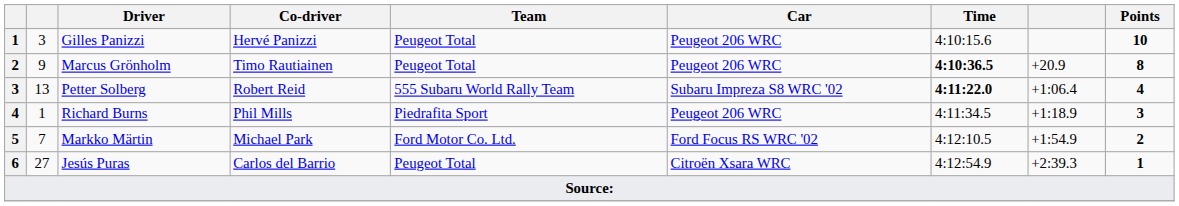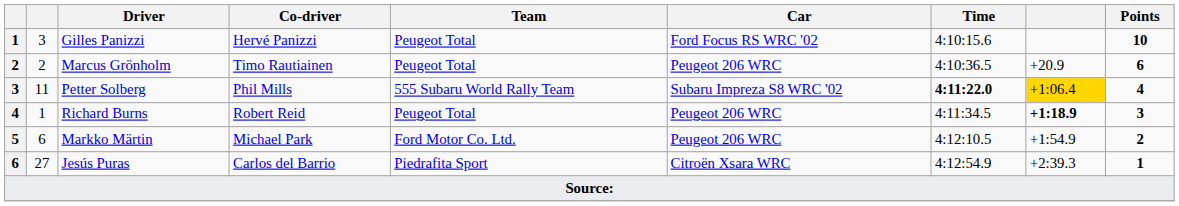(726, 40) Peugeot 206 WRC -> (744, 40) Ford Focus RS WRC '02
(42, 65) 9 -> (42, 65) 2
(964, 65) bold -> (963, 65) normal
(1140, 65) 8 -> (1140, 65) 6
(42, 89) 13 -> (42, 89) 11
(269, 89) Robert Reid -> (263, 89) Phil Mills
(1054, 89) no background -> (1053, 89) gold background
(263, 114) Phil Mills -> (269, 114) Robert Reid
(441, 114) Piedrafita Sport -> (435, 114) Peugeot Total
(1054, 114) normal -> (1053, 114) bold
(42, 138) 7 -> (42, 138) 6
(744, 138) Ford Focus RS WRC '02 -> (726, 138) Peugeot 206 WRC
(435, 163) Peugeot Total -> (441, 163) Piedrafita Sport
